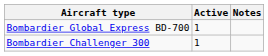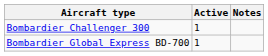rows swapped: (98, 28) <-> (78, 43)
